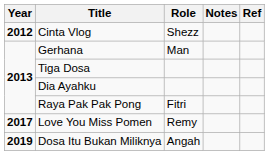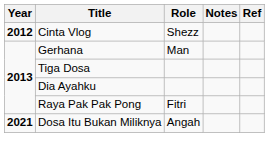- row: (95, 123)
(20, 141) 2019 -> (20, 123) 2021
